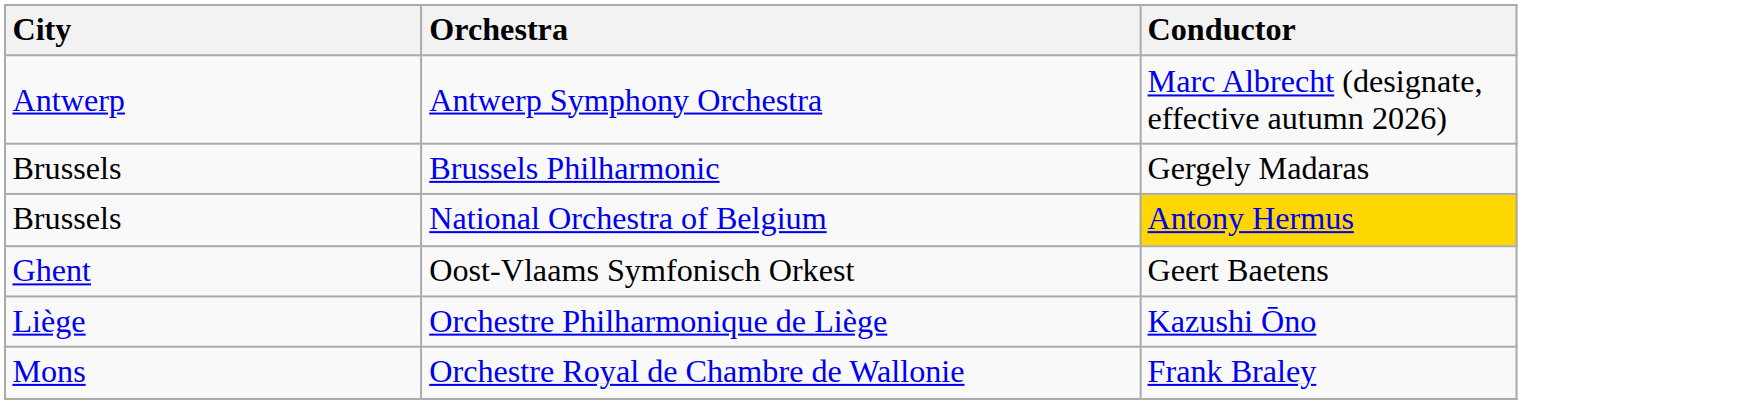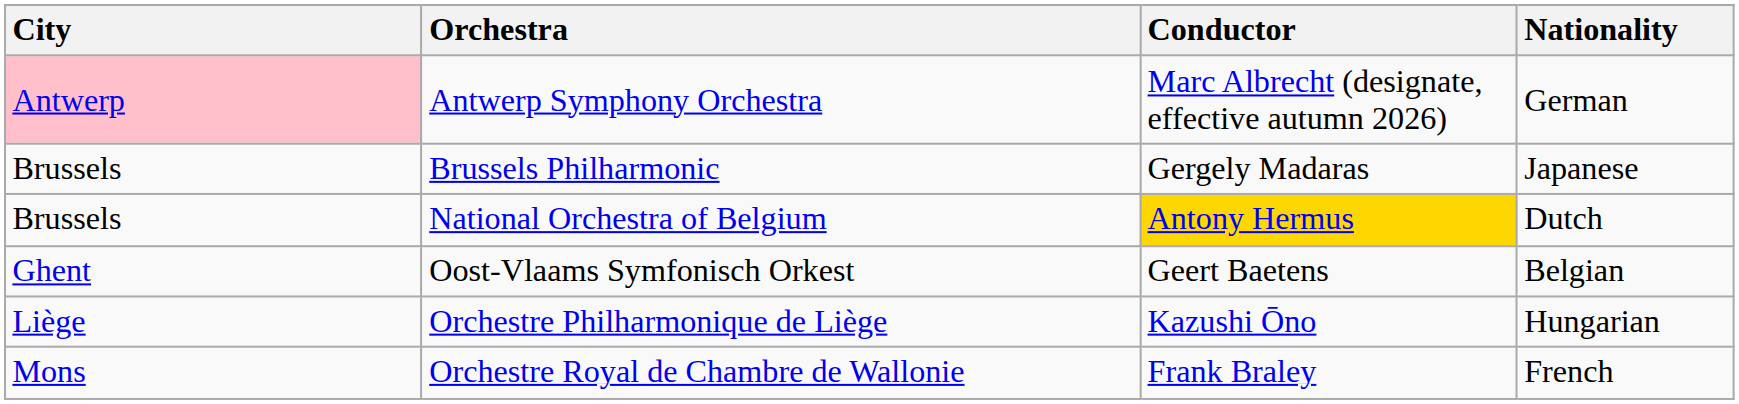+ column: (1601, 30)
(69, 99) no background -> (69, 99) pink background
